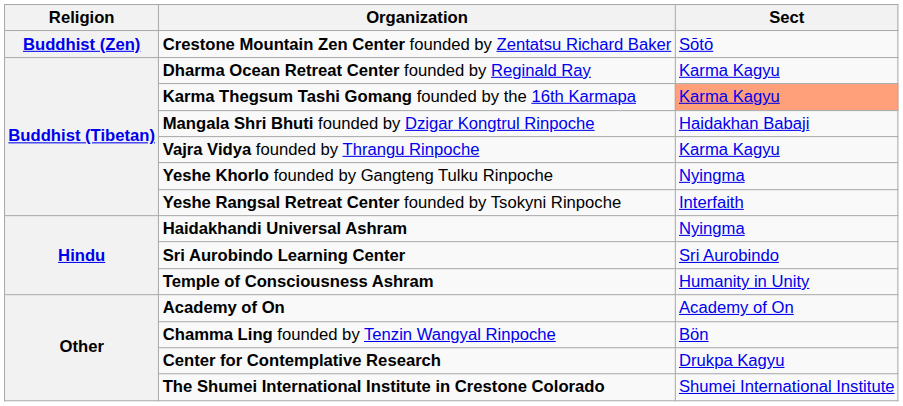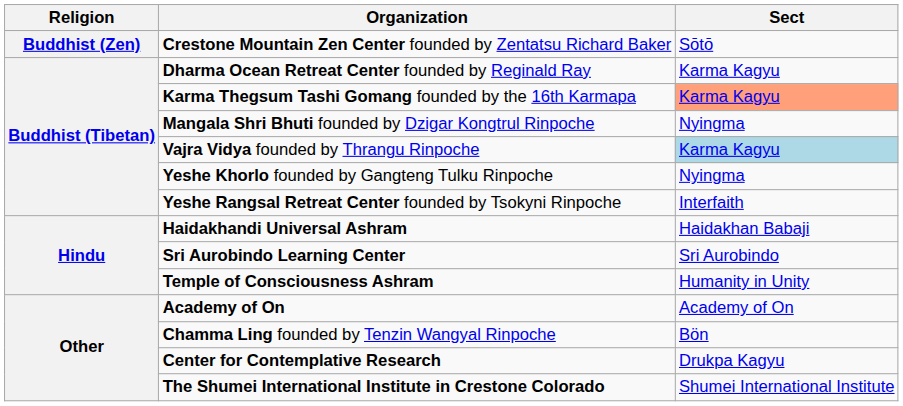(744, 123) Haidakhan Babaji -> (712, 123) Nyingma
(729, 149) no background -> (729, 149) lightblue background
(712, 228) Nyingma -> (744, 228) Haidakhan Babaji
